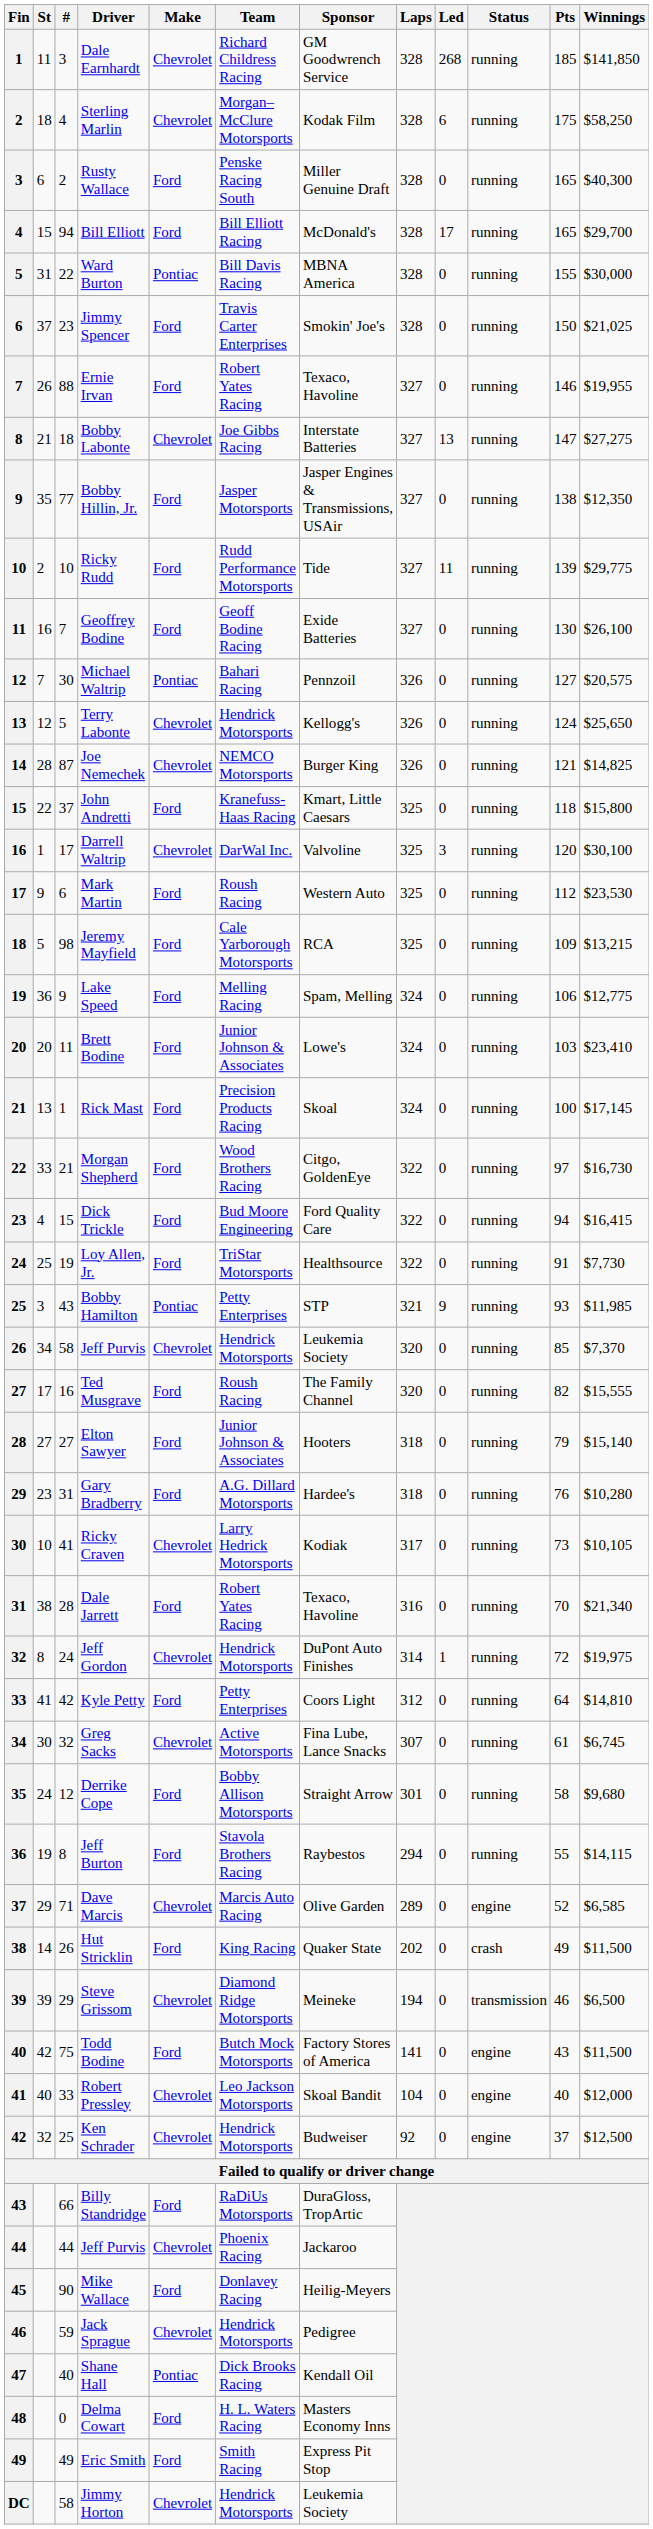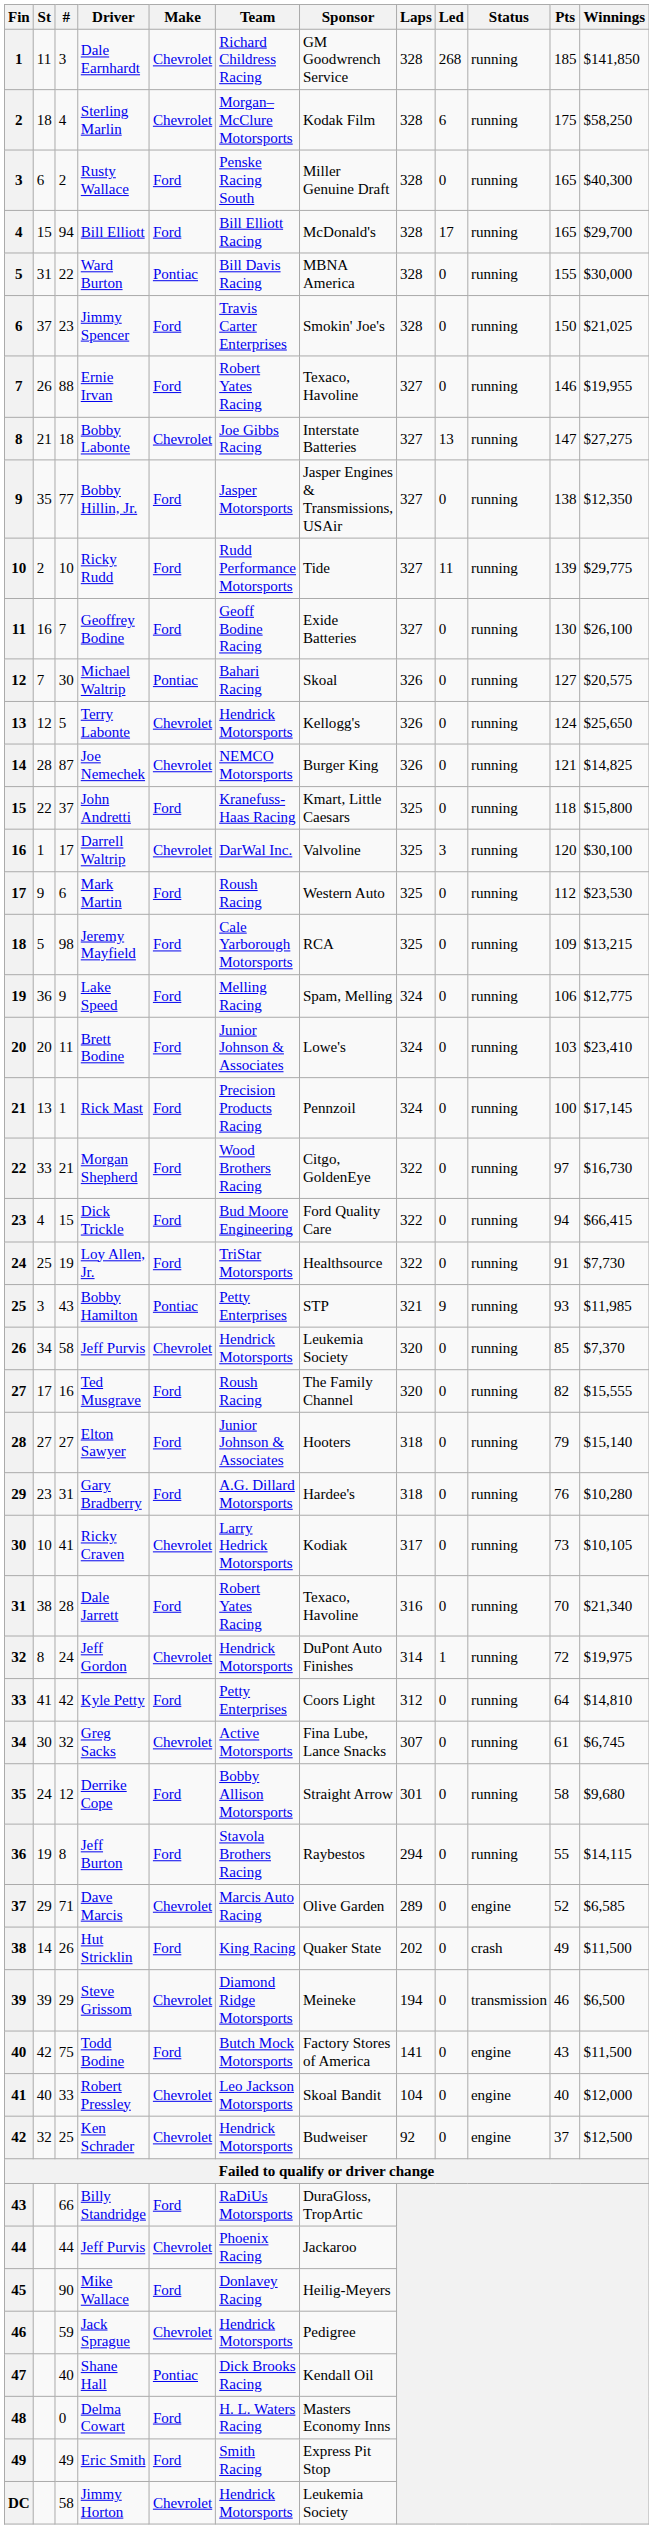(329, 680) Pennzoil -> (320, 680) Skoal
(320, 1108) Skoal -> (329, 1108) Pennzoil
(608, 1220) $16,415 -> (608, 1220) $66,415
